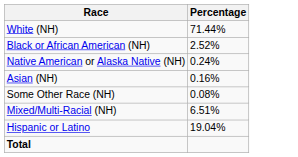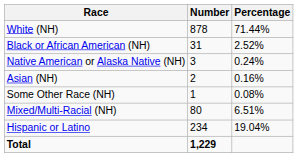+ column: (210, 12)
